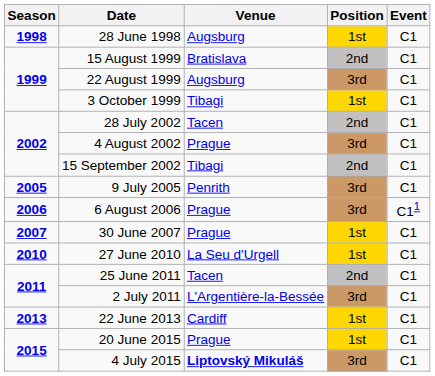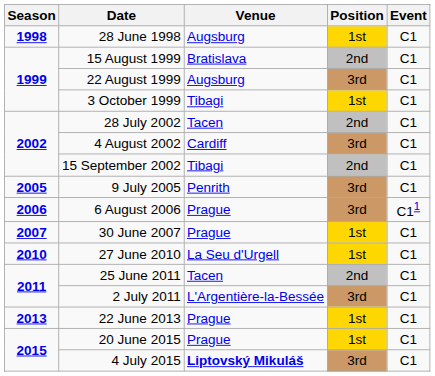(209, 144) Prague -> (207, 144) Cardiff
(207, 318) Cardiff -> (209, 318) Prague
